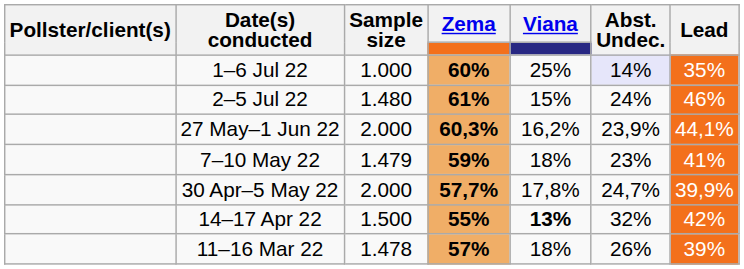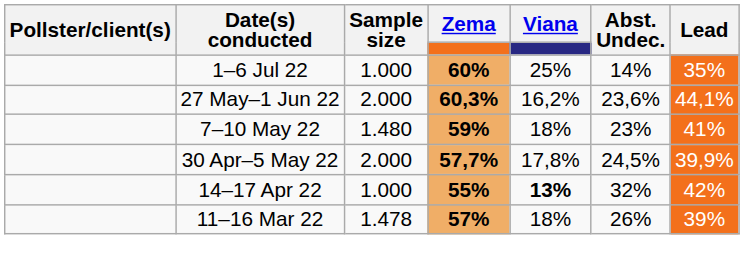(631, 70) lavender background -> (631, 70) no background
- row: (260, 100)
(631, 130) 23,9% -> (631, 100) 23,6%
(386, 160) 1.479 -> (386, 130) 1.480
(631, 190) 24,7% -> (631, 160) 24,5%
(386, 219) 1.500 -> (386, 190) 1.000
